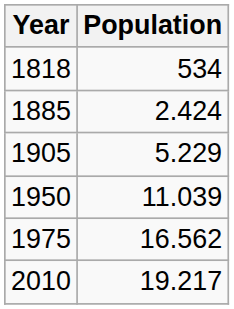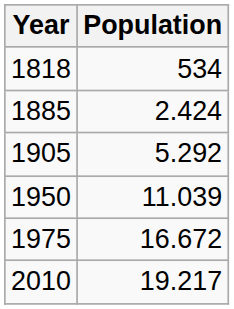(188, 153) 5.229 -> (188, 153) 5.292
(181, 238) 16.562 -> (181, 238) 16.672
